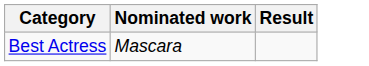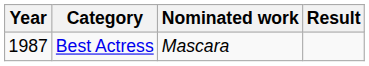+ column: (28, 18)
